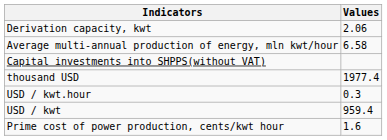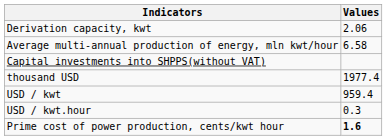rows swapped: (34, 110) <-> (49, 94)
(352, 127) normal -> (352, 127) bold
